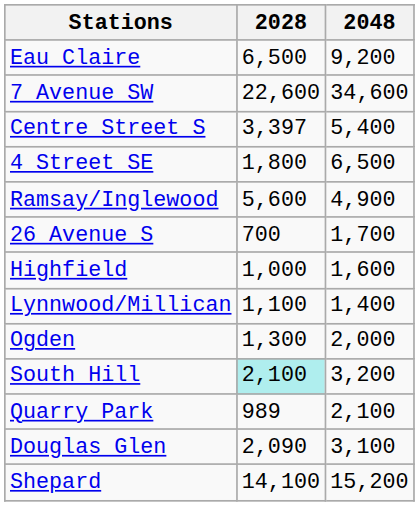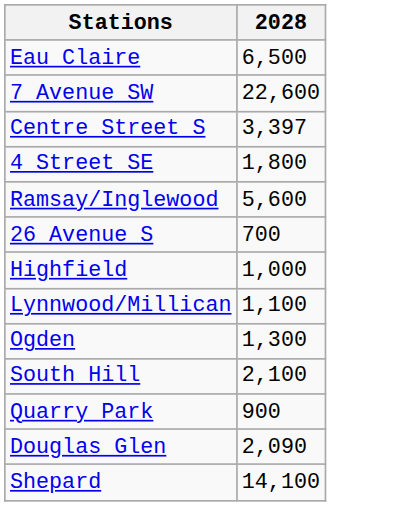- column: (369, 23)
(274, 376) paleturquoise background -> (274, 376) no background
(261, 412) 989 -> (261, 412) 900
